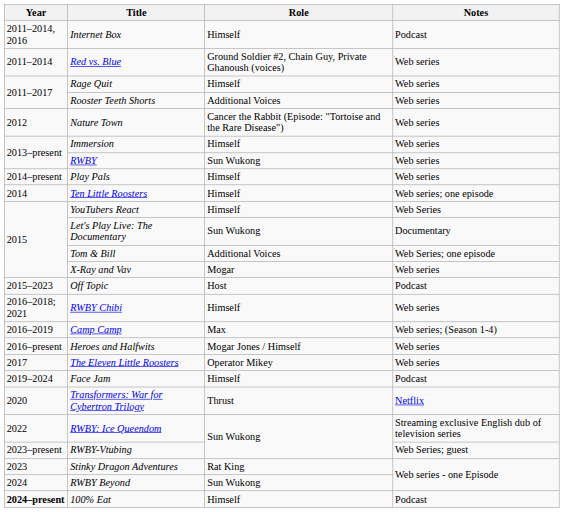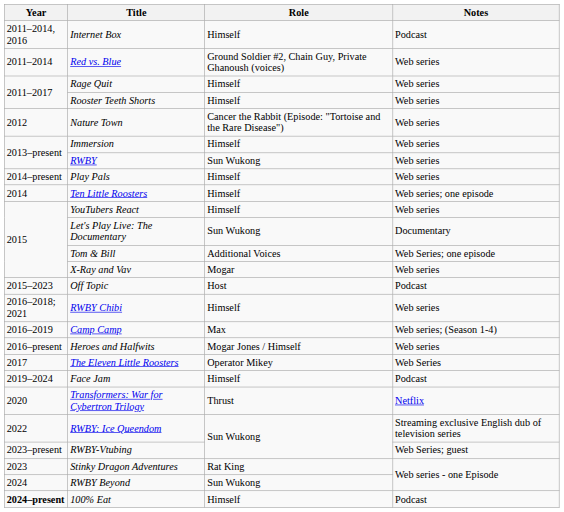(244, 100) Additional Voices -> (224, 100) Himself
(418, 209) Web Series -> (417, 209) Web series
(417, 362) Web series -> (418, 362) Web Series
